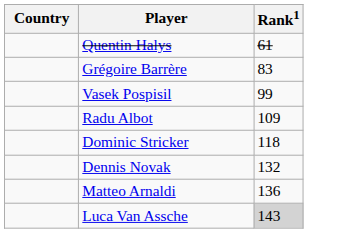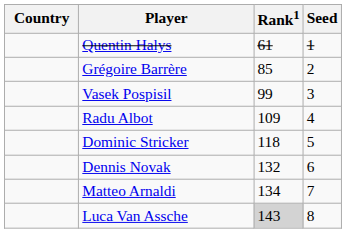+ column: (322, 18)
(265, 69) 83 -> (265, 69) 85
(269, 191) 136 -> (269, 191) 134
